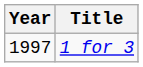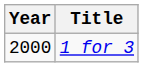(30, 48) 1997 -> (30, 48) 2000
